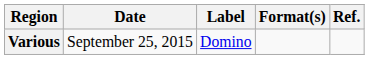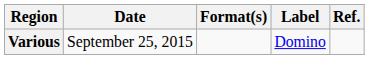columns swapped: (226, 16) <-> (292, 16)
